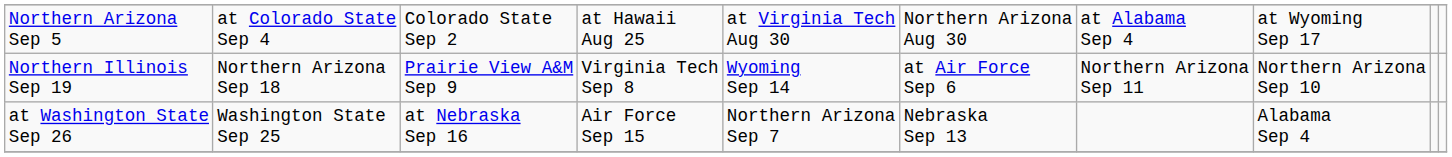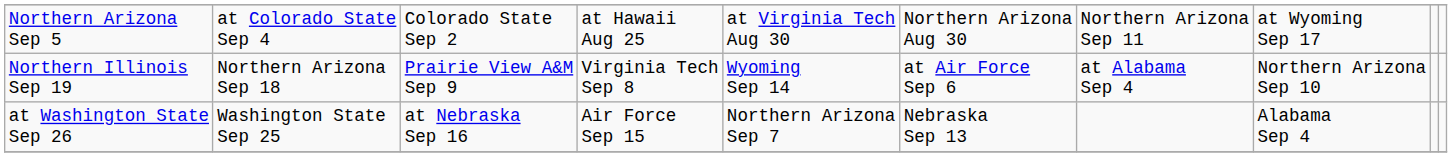(1133, 29) at Alabama Sep 4 -> (1165, 29) Northern Arizona Sep 11
(1165, 78) Northern Arizona Sep 11 -> (1133, 78) at Alabama Sep 4
